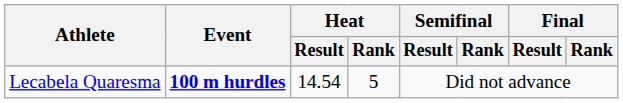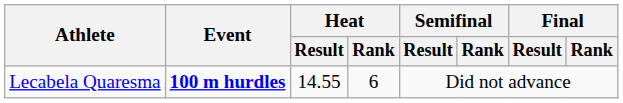(319, 82) 14.54 -> (319, 82) 14.55
(374, 82) 5 -> (374, 82) 6
